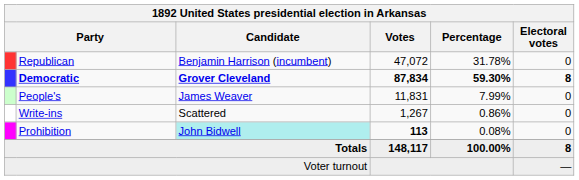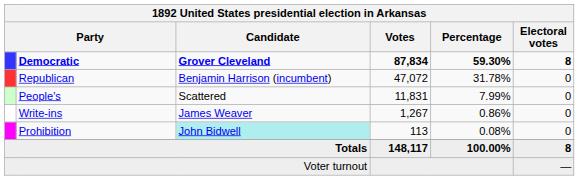rows swapped: (49, 78) <-> (46, 61)
(215, 96) James Weaver -> (202, 96) Scattered
(202, 114) Scattered -> (215, 114) James Weaver
(419, 131) bold -> (419, 131) normal
